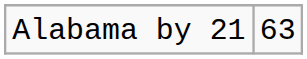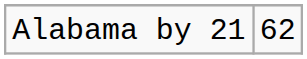(278, 30) 63 -> (278, 30) 62
